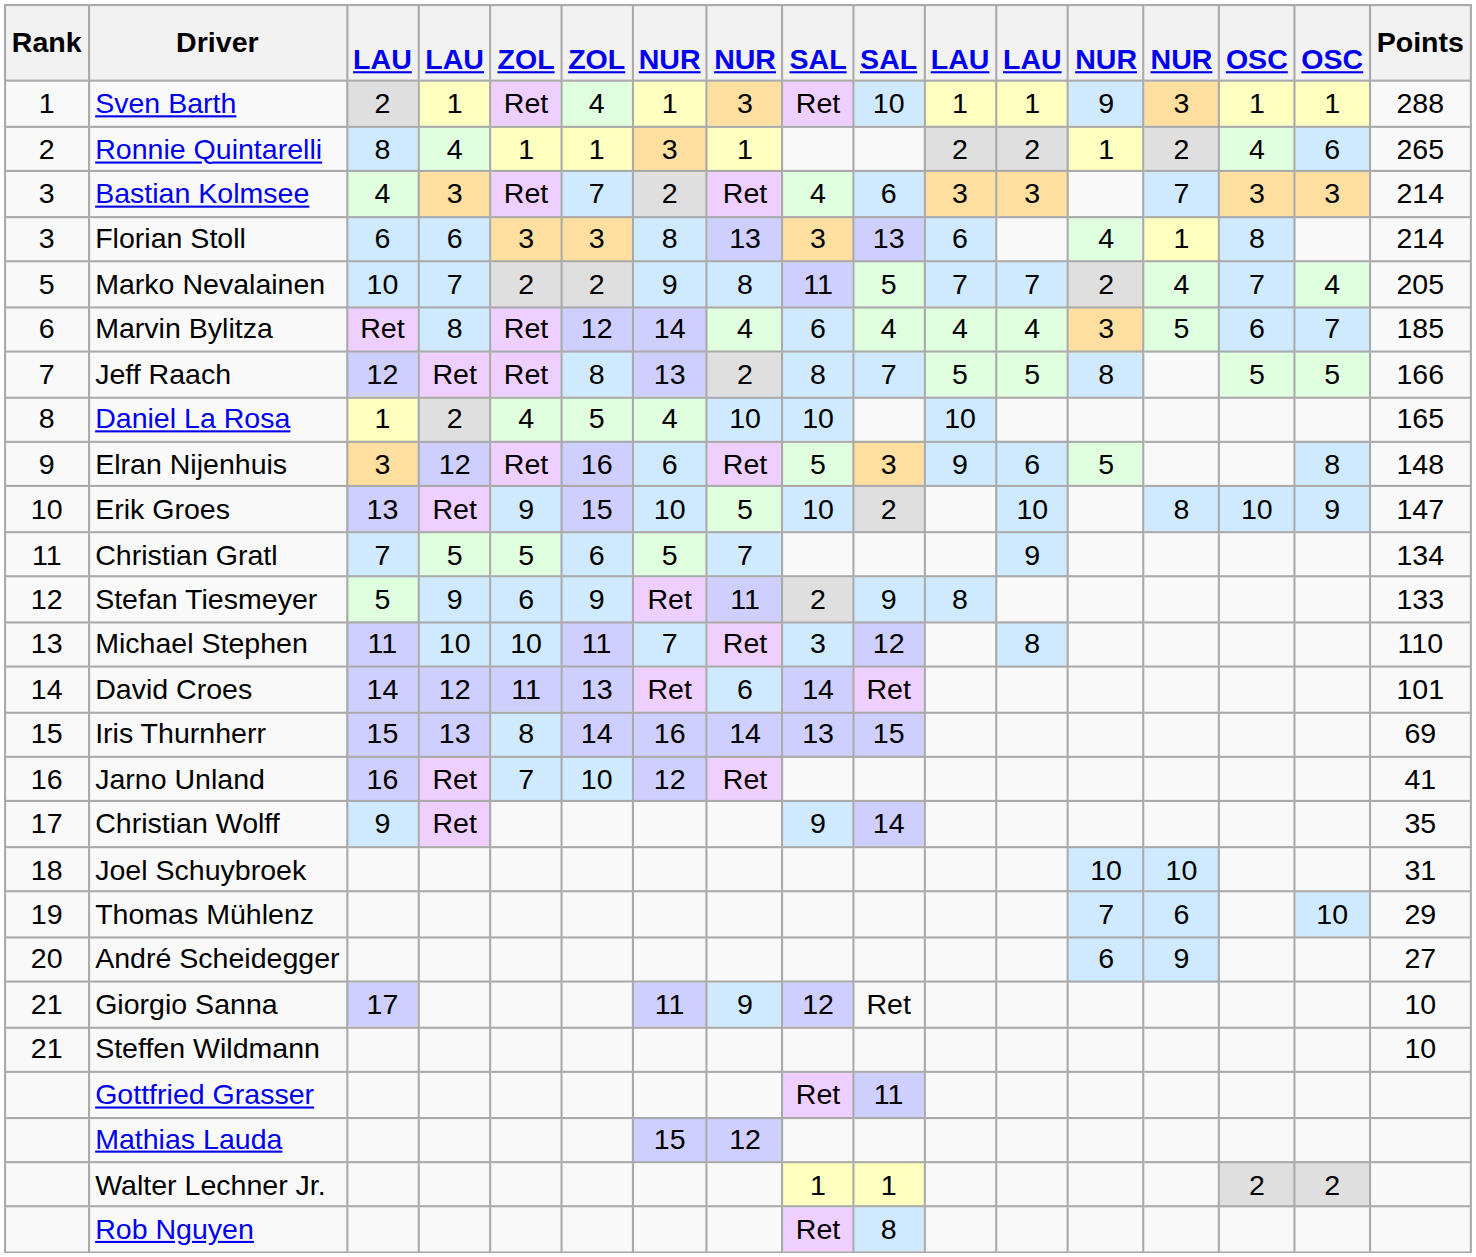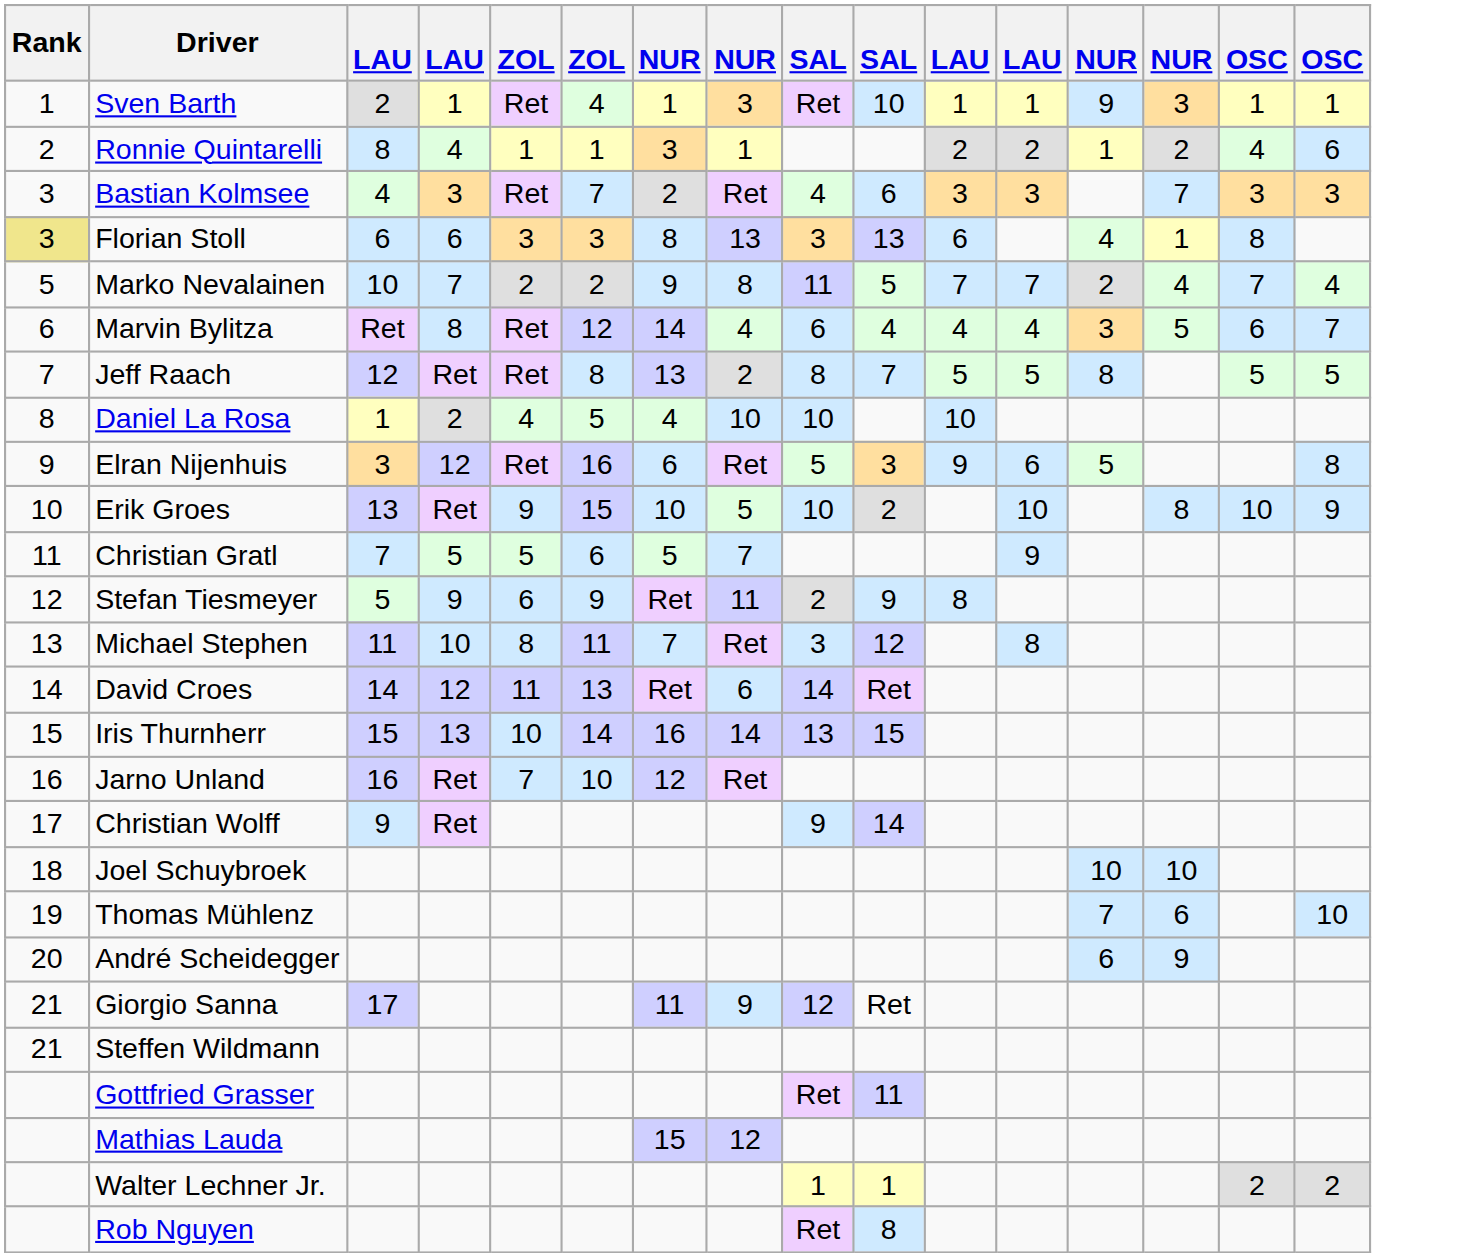- column: (1420, 43)
(47, 239) no background -> (47, 239) khaki background
(526, 644) 10 -> (526, 644) 8
(526, 734) 8 -> (526, 734) 10
